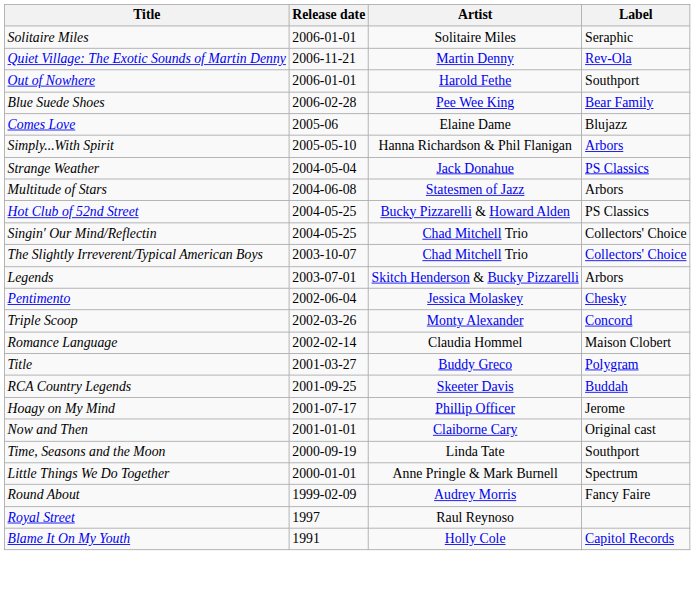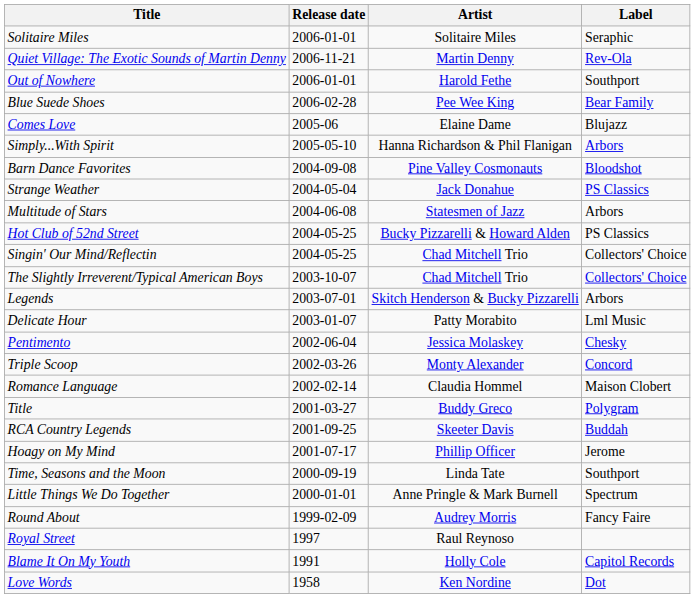+ row: (69, 168)
+ row: (47, 320)
- row: (48, 430)
+ row: (40, 582)
